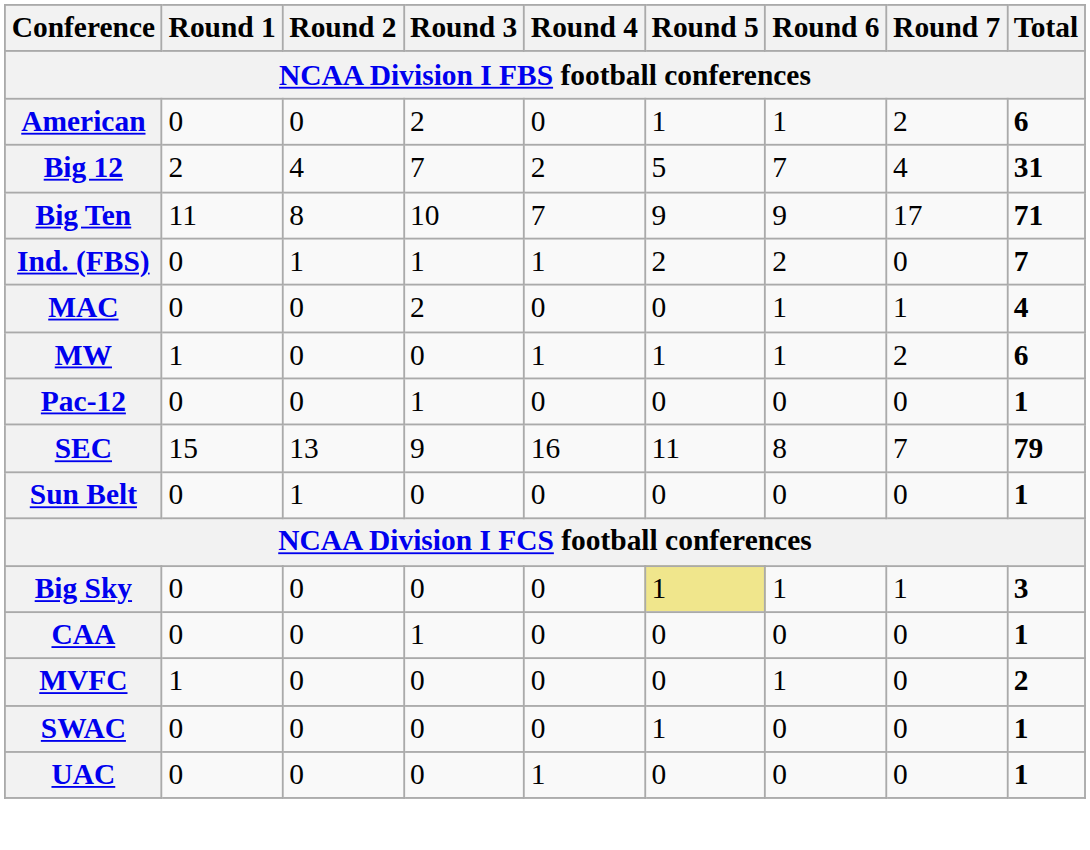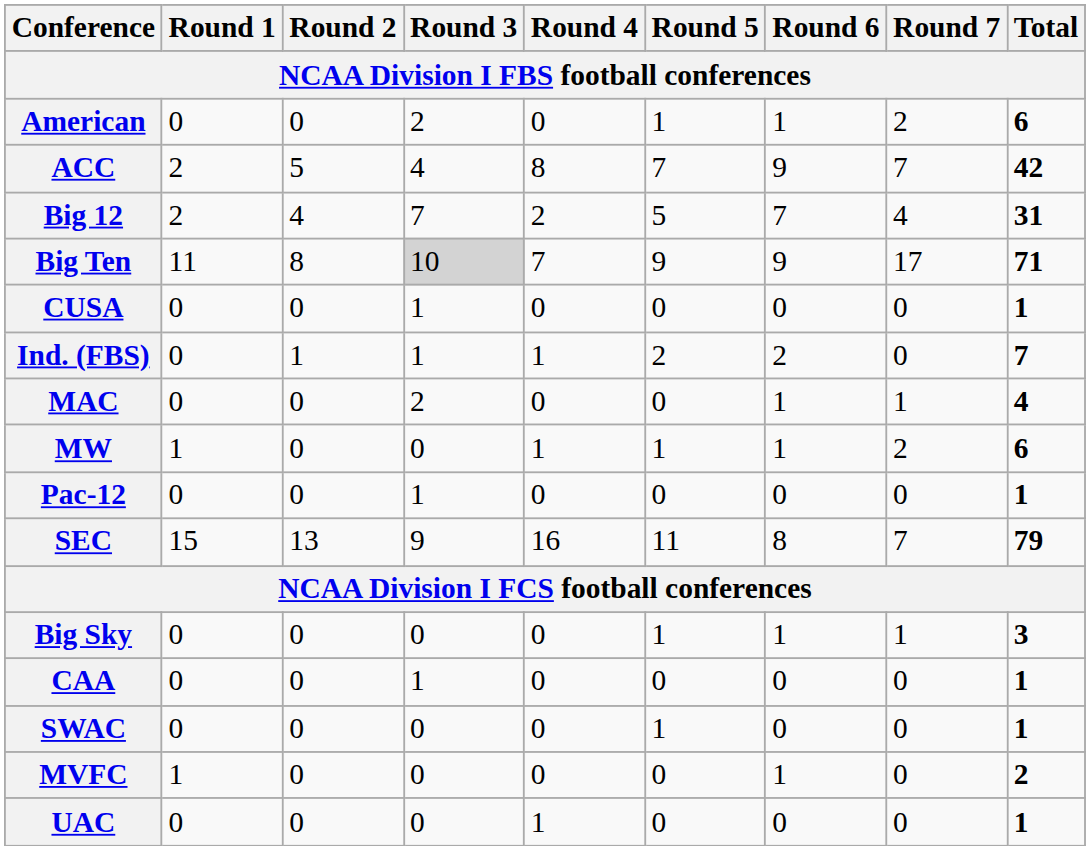+ row: (83, 167)
(425, 214) no background -> (425, 261) lightgrey background
+ row: (83, 307)
- row: (83, 494)
(659, 588) khaki background -> (659, 634) no background
rows swapped: (83, 681) <-> (83, 728)
